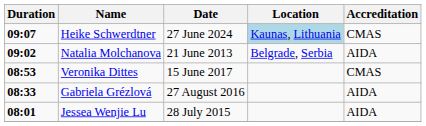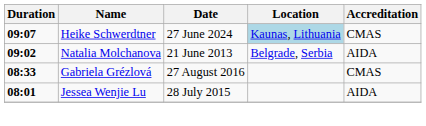- row: (99, 72)
(362, 92) AIDA -> (364, 72) CMAS
